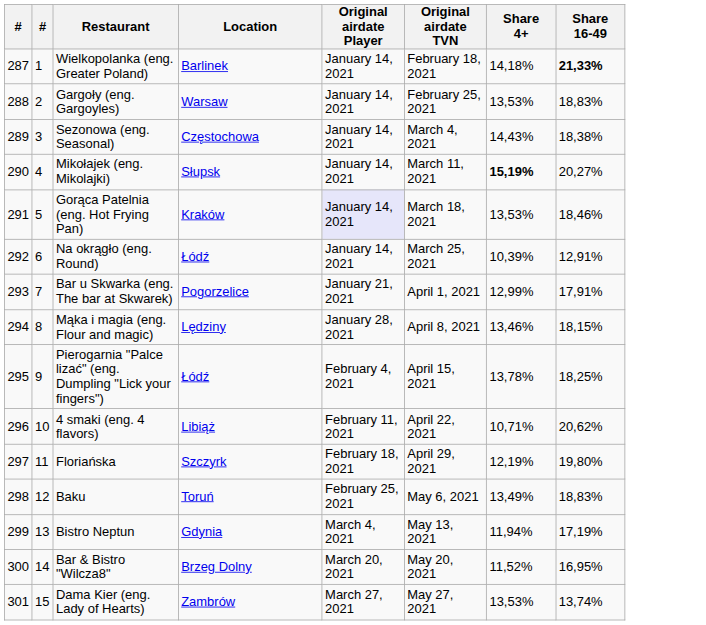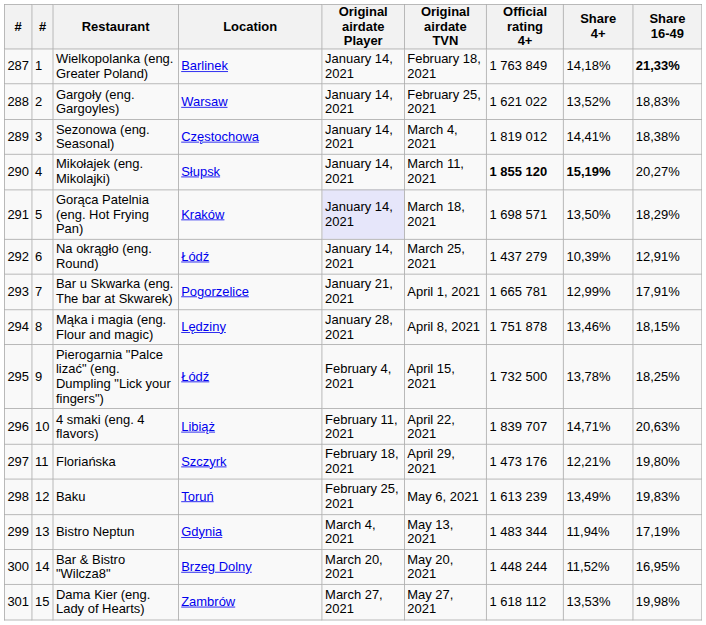+ column: (525, 26)
(511, 101) 13,53% -> (589, 101) 13,52%
(511, 136) 14,43% -> (589, 136) 14,41%
(511, 214) 13,53% -> (589, 214) 13,50%
(581, 214) 18,46% -> (658, 214) 18,29%
(511, 426) 10,71% -> (589, 426) 14,71%
(581, 426) 20,62% -> (658, 426) 20,63%
(511, 461) 12,19% -> (589, 461) 12,21%
(581, 496) 18,83% -> (658, 496) 19,83%
(581, 602) 13,74% -> (658, 602) 19,98%
